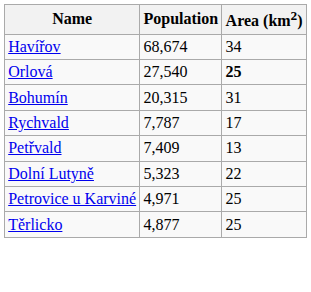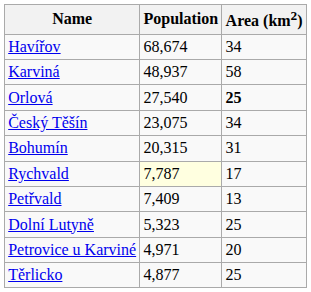+ row: (34, 72)
+ row: (48, 123)
(162, 123) no background -> (162, 173) lightyellow background
(234, 173) 22 -> (234, 224) 25
(234, 199) 25 -> (234, 249) 20
